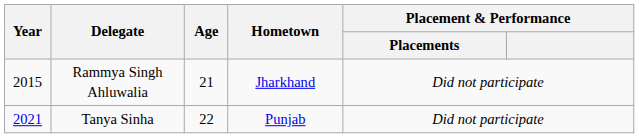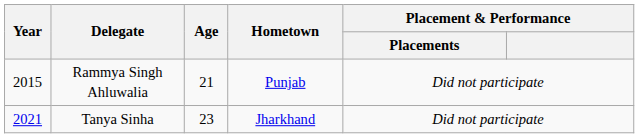(285, 83) Jharkhand -> (285, 83) Punjab
(206, 120) 22 -> (206, 120) 23
(285, 120) Punjab -> (285, 120) Jharkhand
